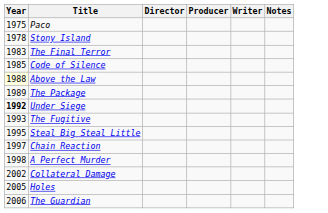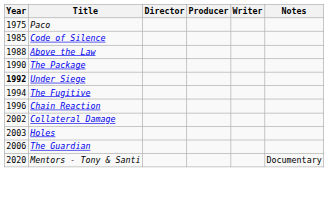- row: (60, 38)
- row: (70, 52)
(16, 79) lightyellow background -> (16, 52) no background
(16, 92) 1989 -> (16, 65) 1990
(16, 120) 1993 -> (16, 92) 1994
- row: (85, 133)
(16, 147) 1997 -> (16, 106) 1996
- row: (70, 160)
(16, 187) 2005 -> (16, 133) 2003
+ row: (85, 160)
